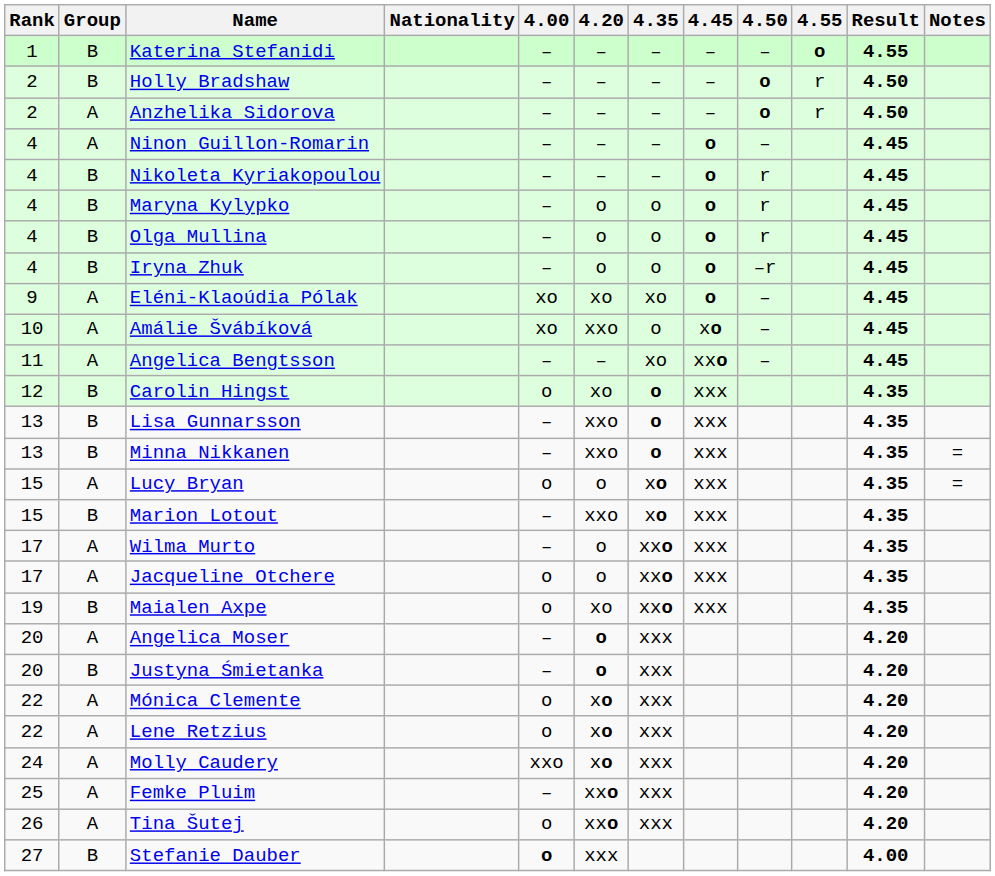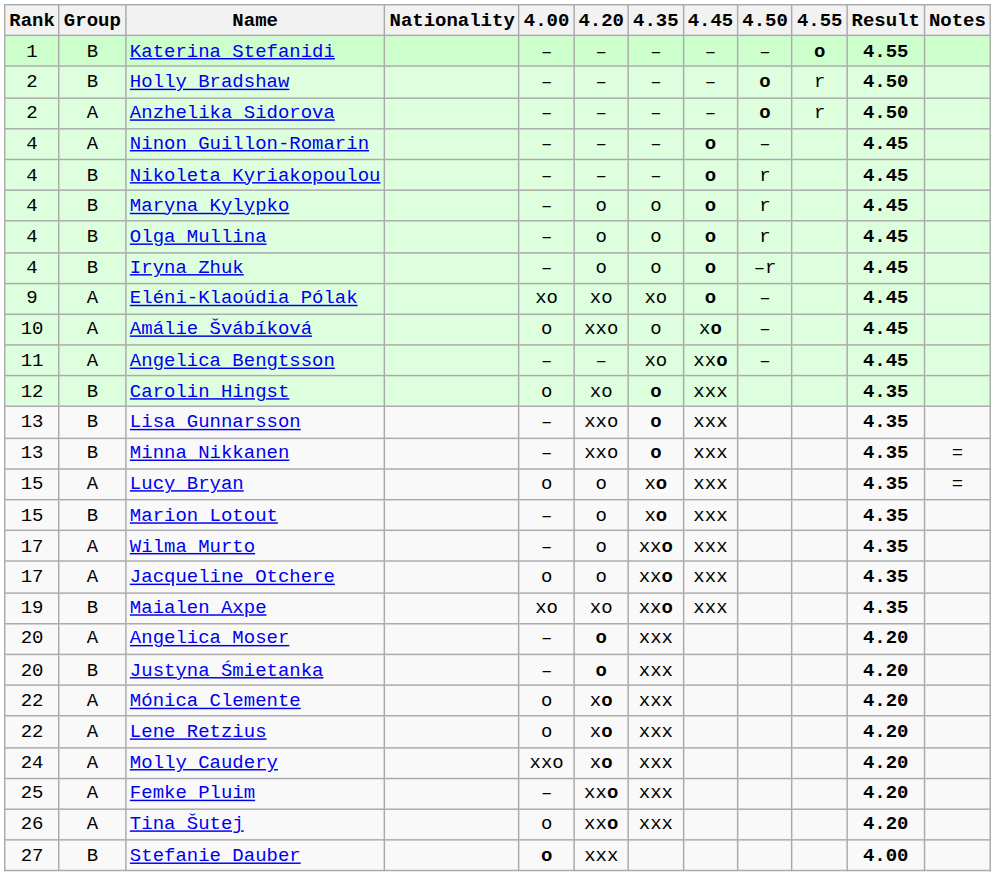(547, 330) xo -> (547, 330) o
(601, 515) xxo -> (601, 515) o
(547, 608) o -> (547, 608) xo
